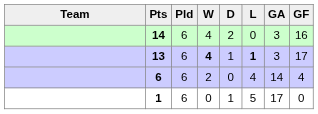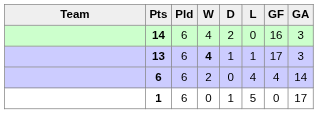columns swapped: (301, 14) <-> (277, 14)
(253, 56) bold -> (253, 56) normal
